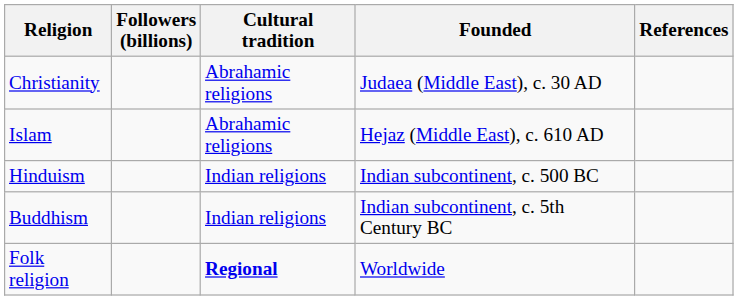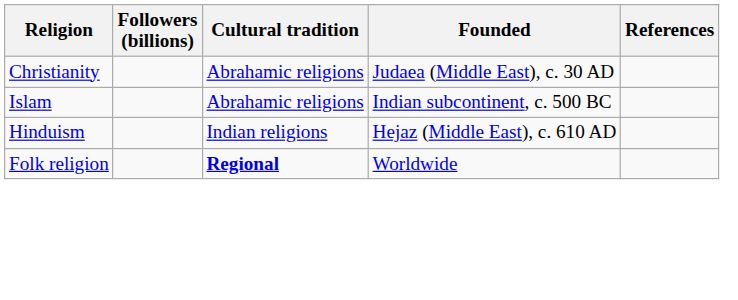(482, 134) Hejaz (Middle East), c. 610 AD -> (492, 102) Indian subcontinent, c. 500 BC
(479, 175) Indian subcontinent, c. 500 BC -> (494, 132) Hejaz (Middle East), c. 610 AD
- row: (49, 217)
